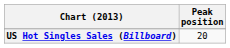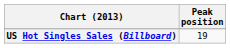(202, 36) 20 -> (202, 36) 19
